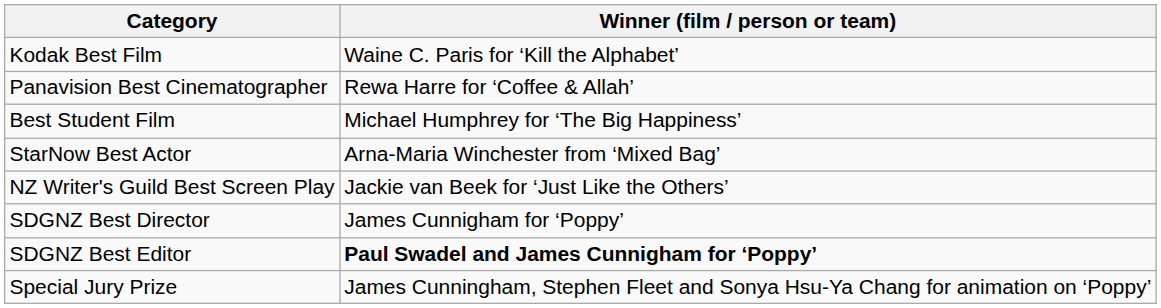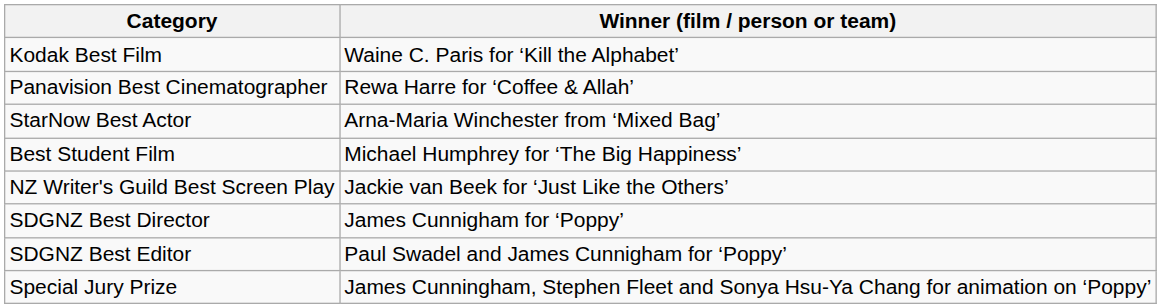rows swapped: (92, 120) <-> (100, 154)
(581, 253) bold -> (566, 253) normal
